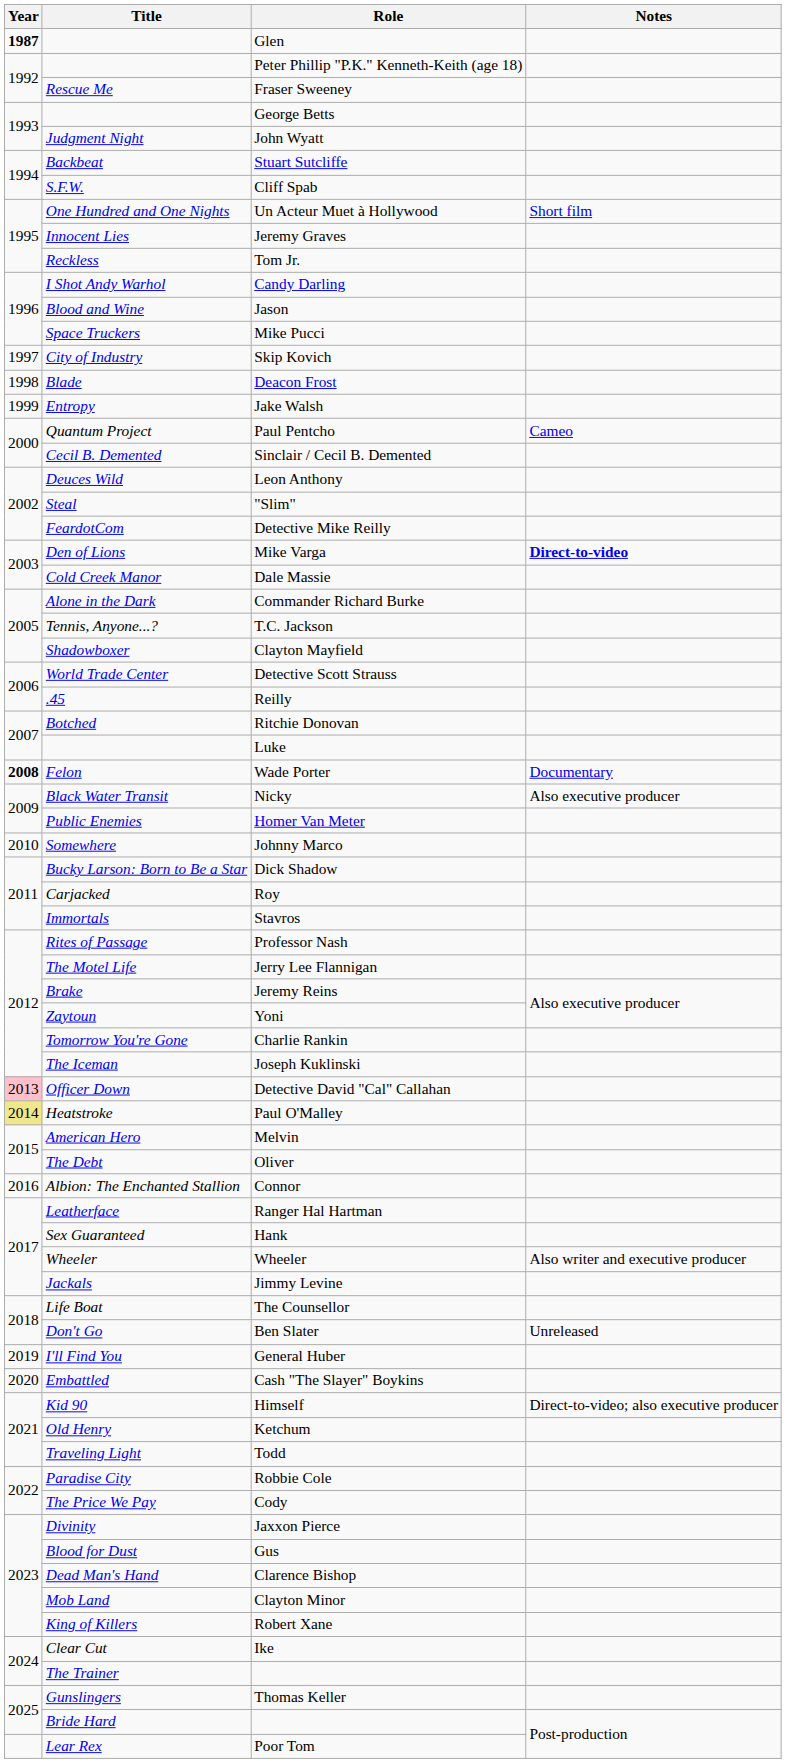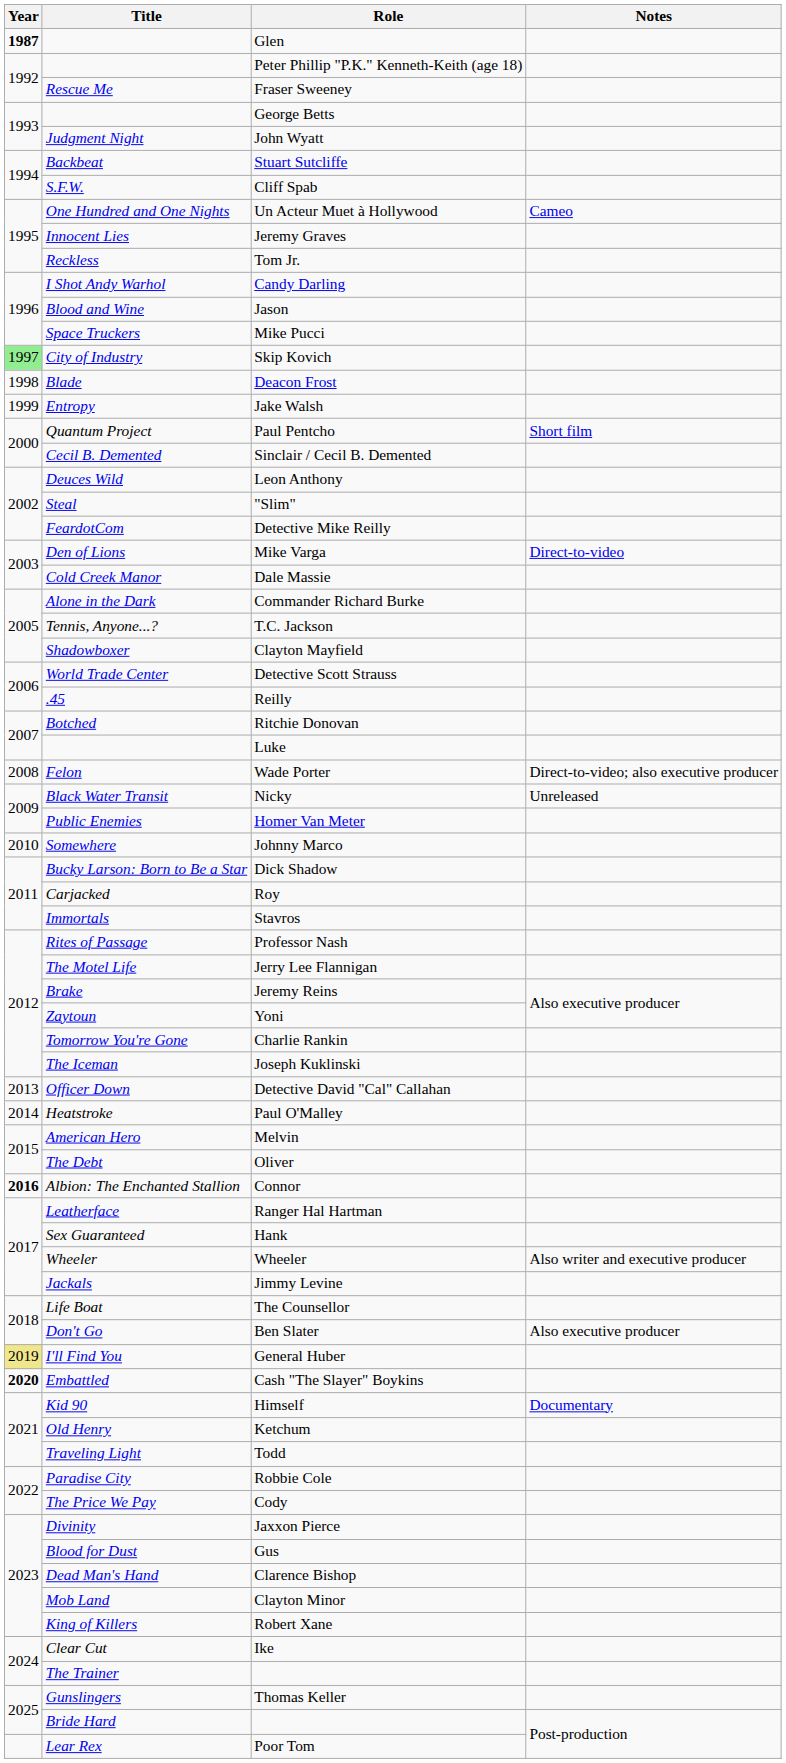(561, 211) Short film -> (551, 211) Cameo
(23, 357) no background -> (23, 357) lightgreen background
(551, 430) Cameo -> (561, 430) Short film
(579, 552) bold -> (577, 552) normal
(23, 771) bold -> (23, 771) normal
(571, 771) Documentary -> (654, 771) Direct-to-video; also executive producer
(604, 796) Also executive producer -> (564, 796) Unreleased
(23, 1088) pink background -> (23, 1088) no background
(23, 1112) khaki background -> (23, 1112) no background
(23, 1185) normal -> (23, 1185) bold
(564, 1332) Unreleased -> (604, 1332) Also executive producer
(23, 1356) no background -> (23, 1356) khaki background
(23, 1380) normal -> (23, 1380) bold
(654, 1405) Direct-to-video; also executive producer -> (571, 1405) Documentary
